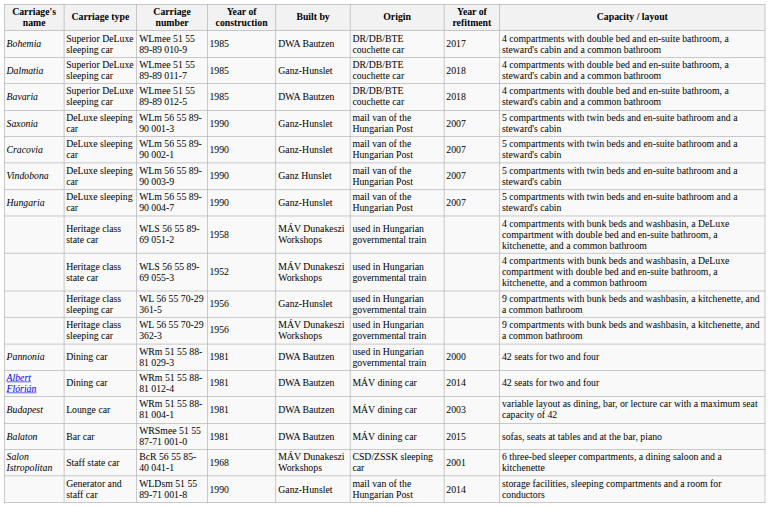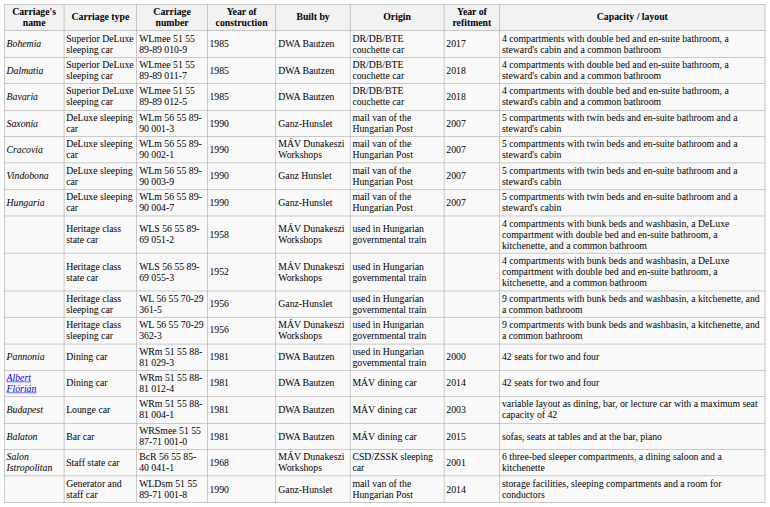(305, 70) Ganz-Hunslet -> (306, 70) DWA Bautzen
(305, 150) Ganz-Hunslet -> (311, 150) MÁV Dunakeszi Workshops
